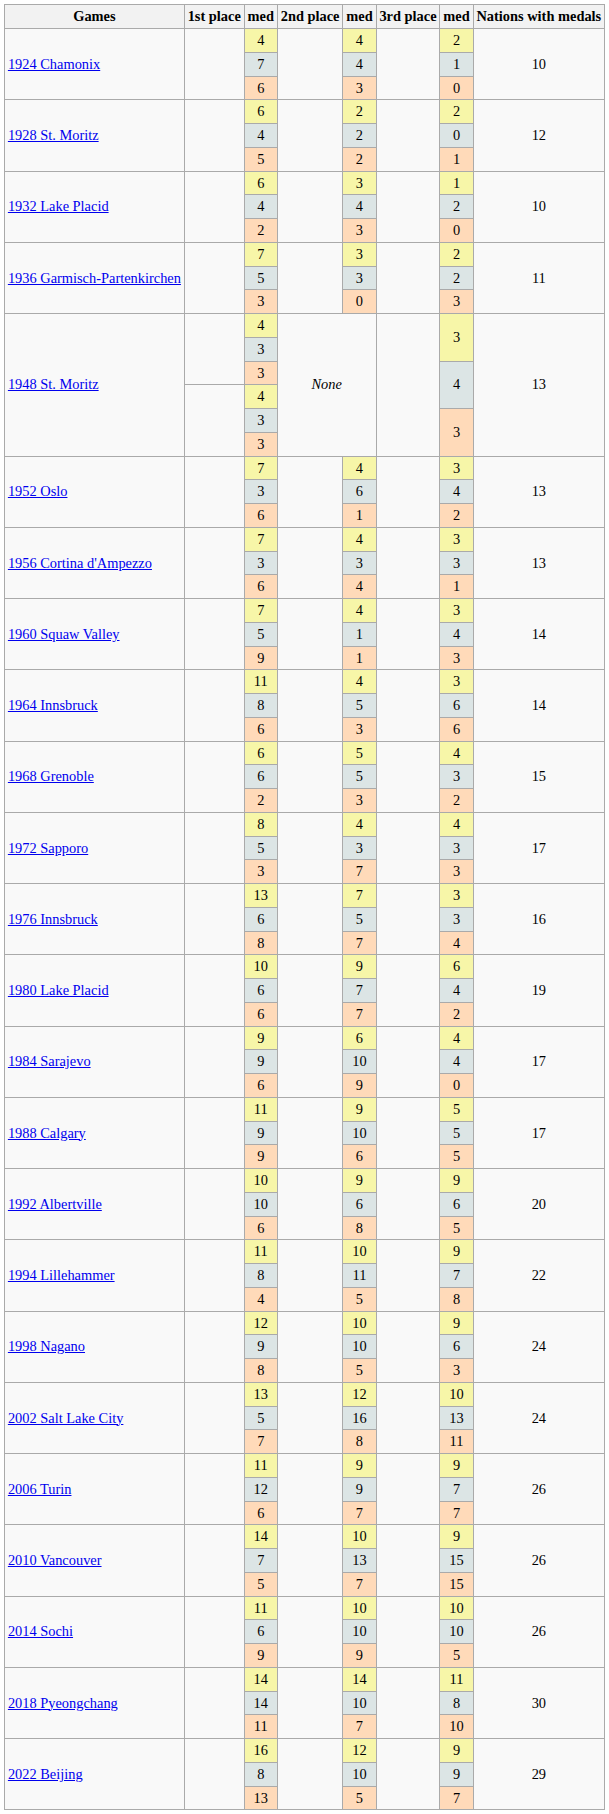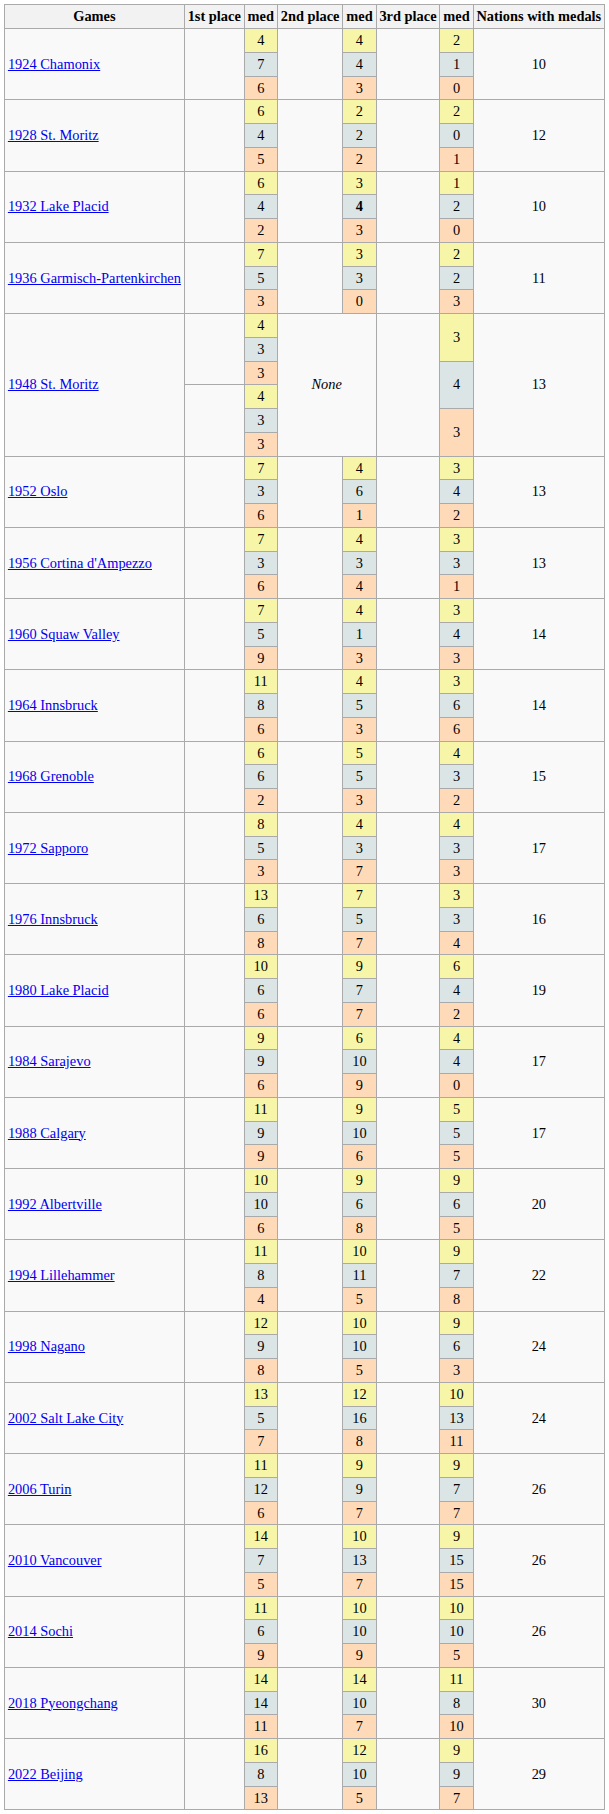(359, 206) normal -> (359, 206) bold
(359, 658) 1 -> (359, 658) 3
